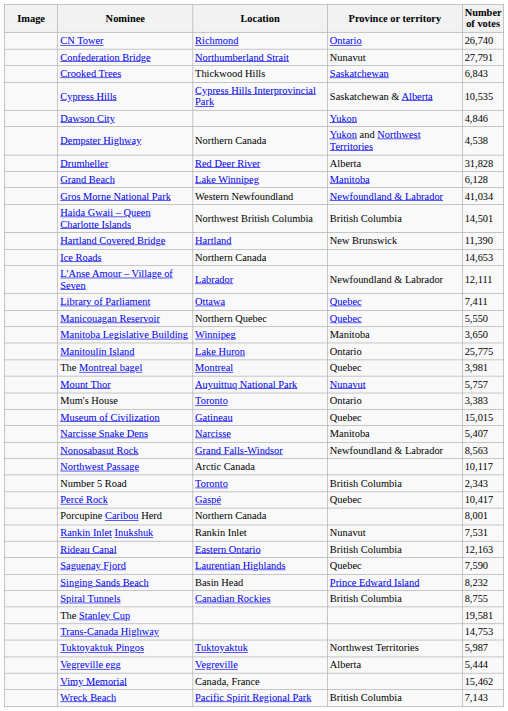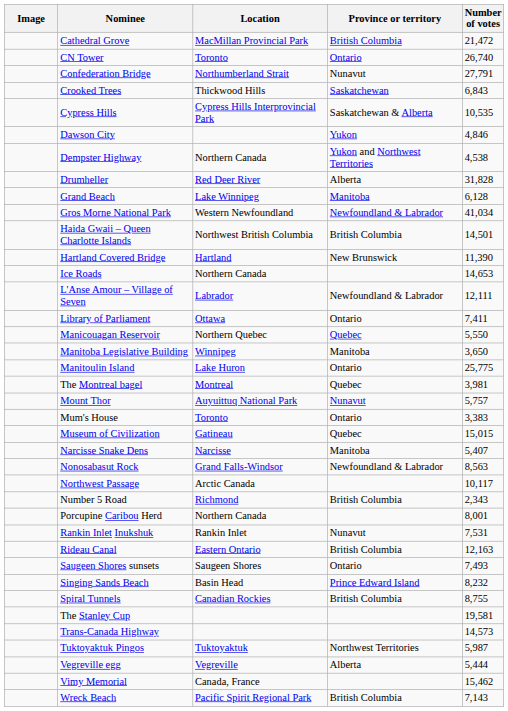+ row: (95, 40)
(217, 40) Richmond -> (211, 57) Toronto
(346, 302) Quebec -> (346, 318) Ontario
(211, 483) Toronto -> (217, 500) Richmond
- row: (84, 500)
- row: (93, 566)
+ row: (110, 566)
(479, 632) 14,753 -> (479, 632) 14,573
